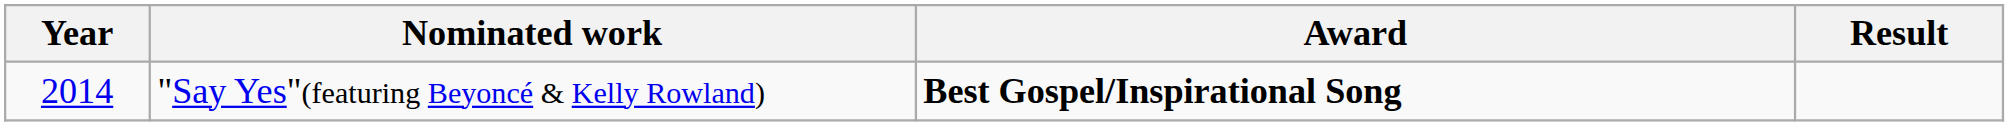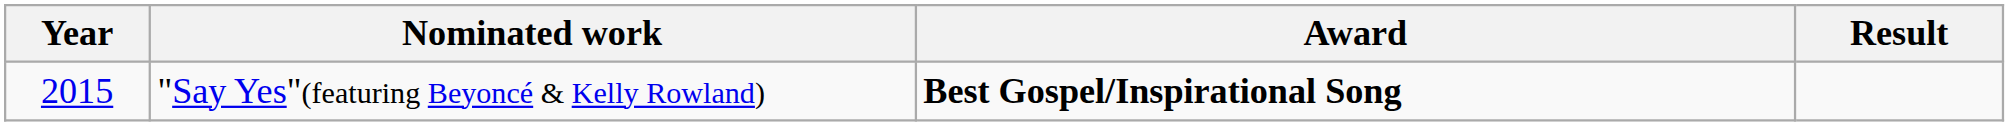(77, 90) 2014 -> (77, 90) 2015
